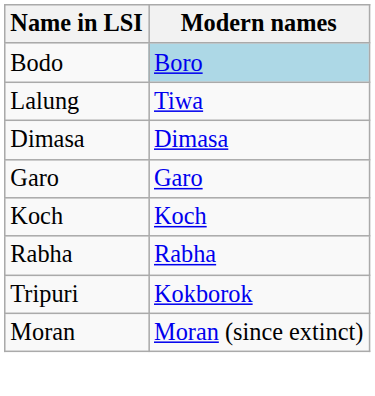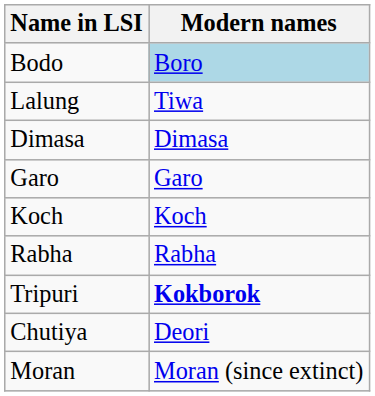(203, 293) normal -> (207, 293) bold
+ row: (49, 332)
